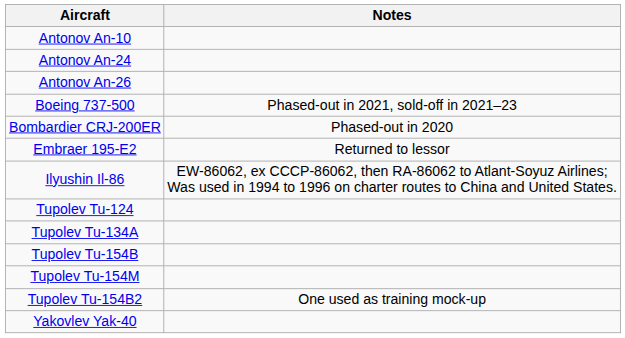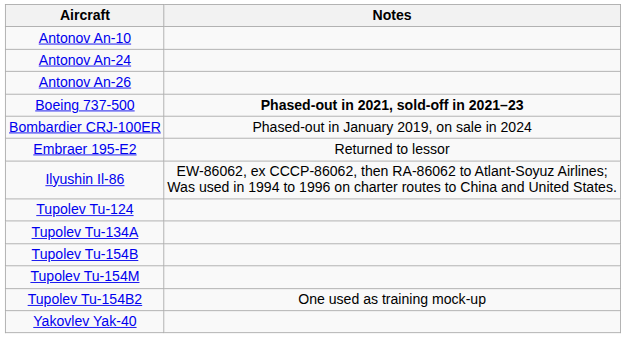(392, 104) normal -> (392, 104) bold
+ row: (85, 127)
- row: (85, 127)
